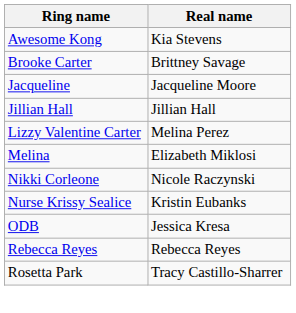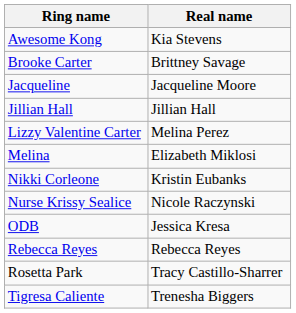(203, 179) Nicole Raczynski -> (199, 179) Kristin Eubanks
(199, 202) Kristin Eubanks -> (203, 202) Nicole Raczynski
+ row: (56, 296)
